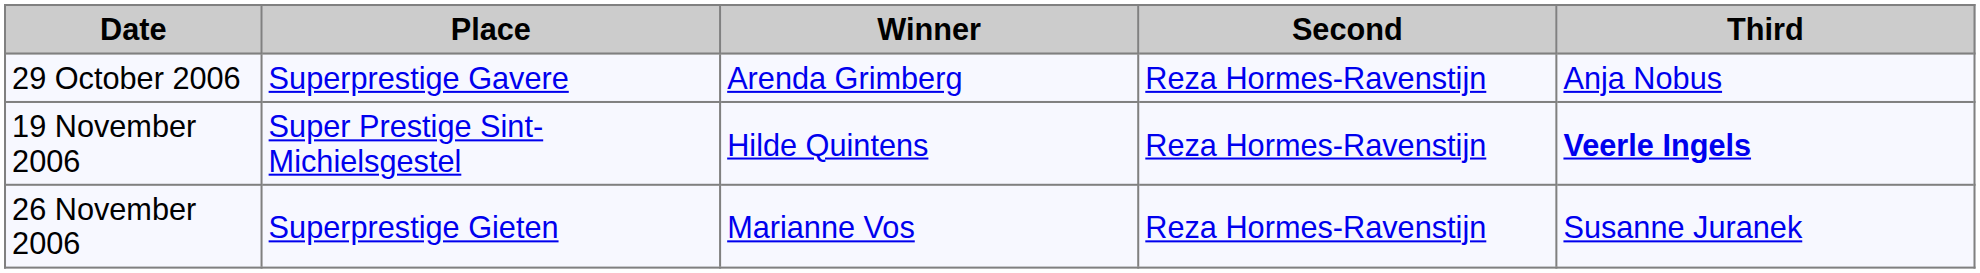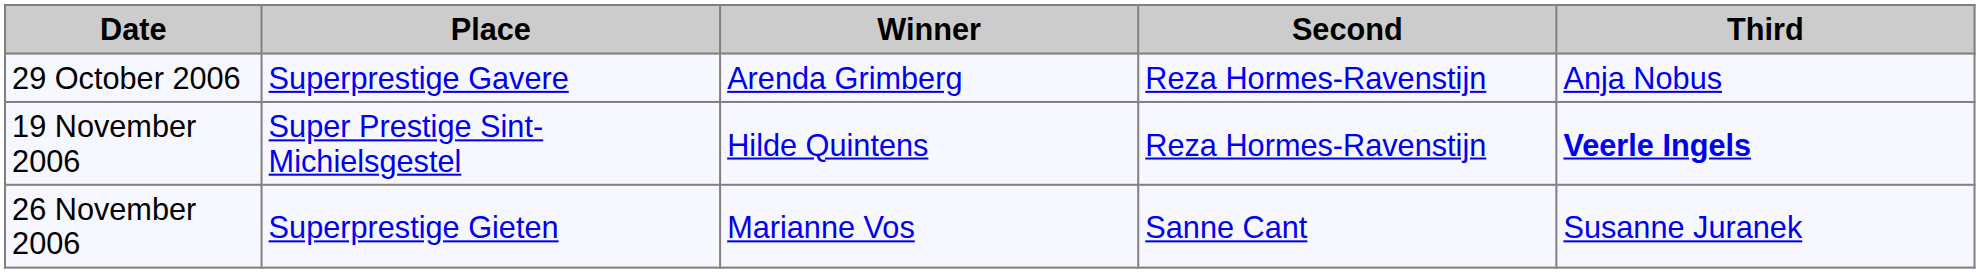(1316, 226) Reza Hormes-Ravenstijn -> (1226, 226) Sanne Cant
